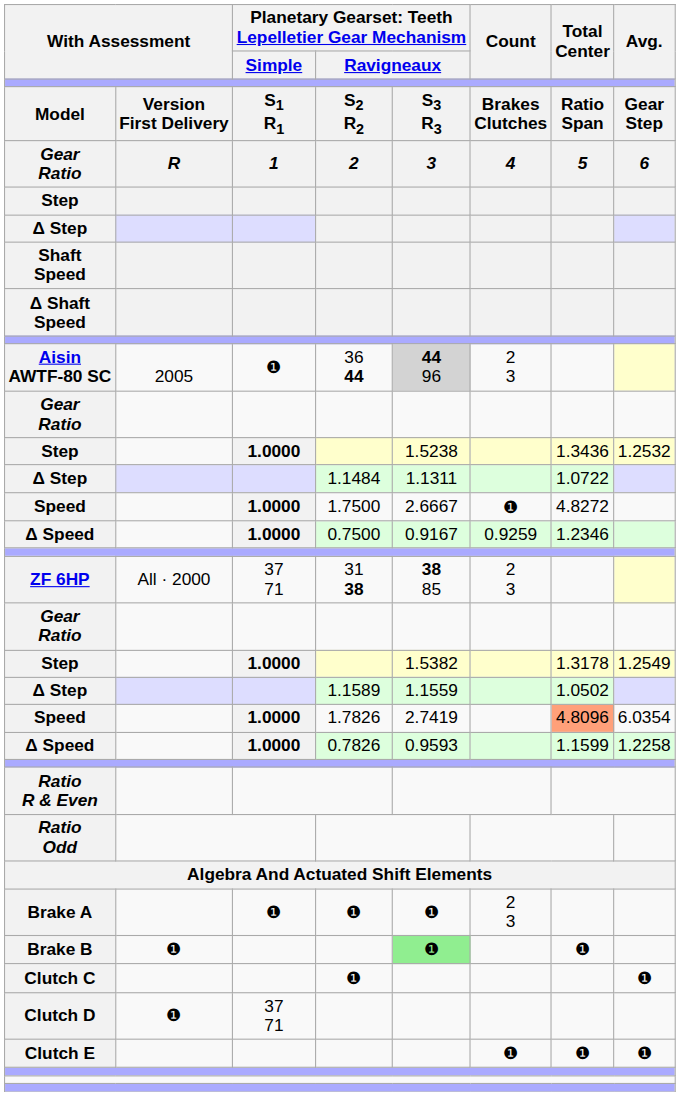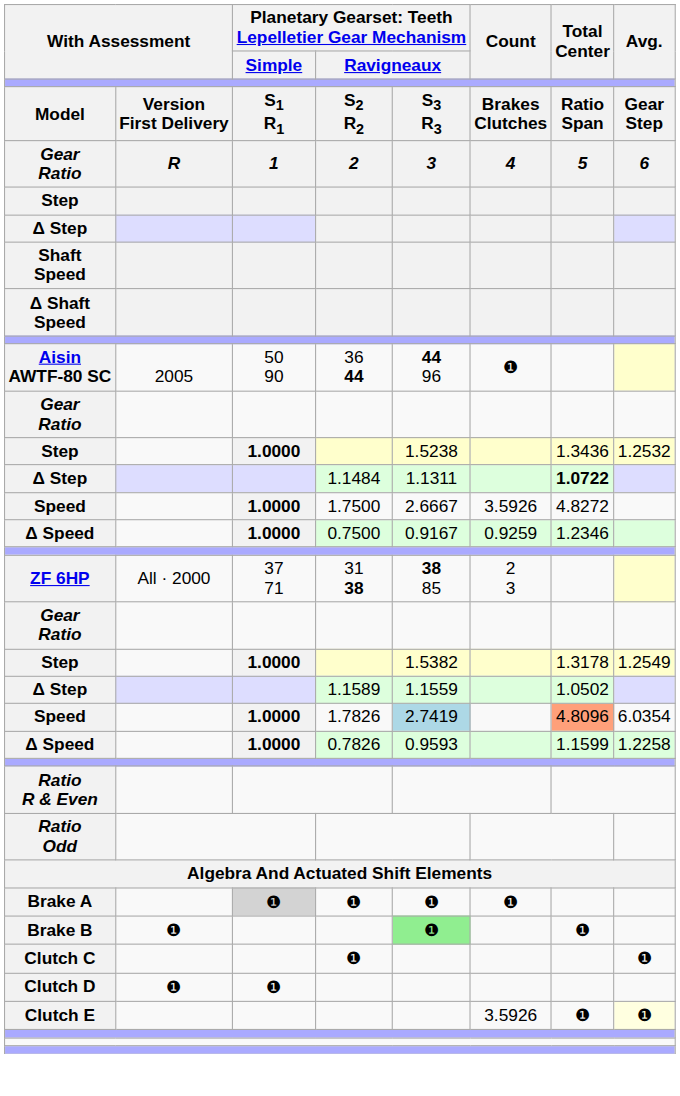(274, 367) ❶ -> (274, 367) 50 90
(431, 367) lightgrey background -> (431, 367) no background
(511, 367) 2 3 -> (511, 367) ❶
(583, 478) normal -> (583, 478) bold
(511, 507) ❶ -> (511, 505) 3.5926
(431, 718) no background -> (431, 717) lightblue background
(274, 912) no background -> (274, 902) lightgrey background
(511, 911) 2 3 -> (511, 902) ❶
(274, 1015) 37 71 -> (274, 987) ❶
(511, 1053) ❶ -> (511, 1015) 3.5926
(644, 1053) no background -> (644, 1016) lightyellow background
